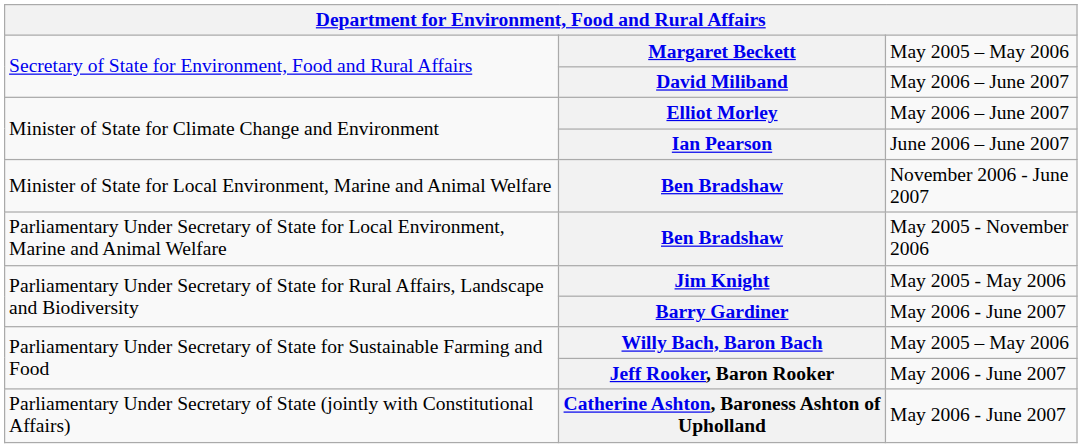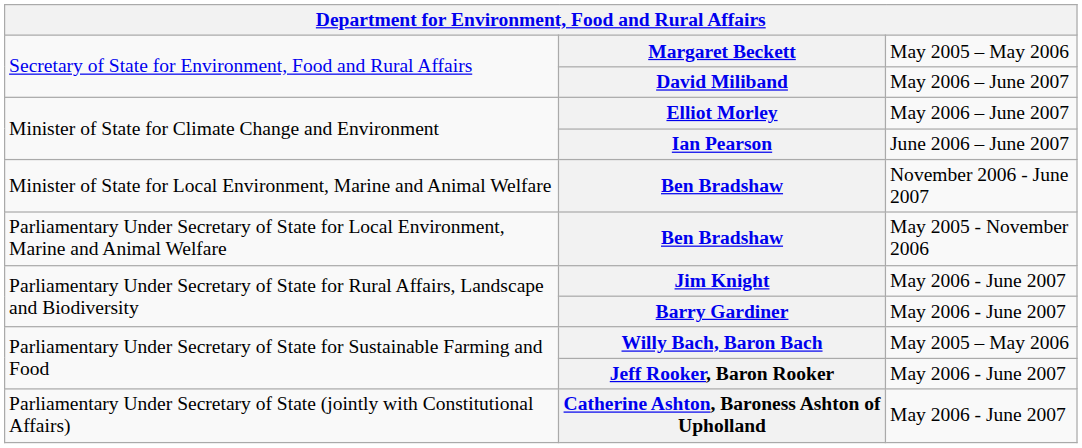(978, 280) May 2005 - May 2006 -> (978, 280) May 2006 - June 2007
